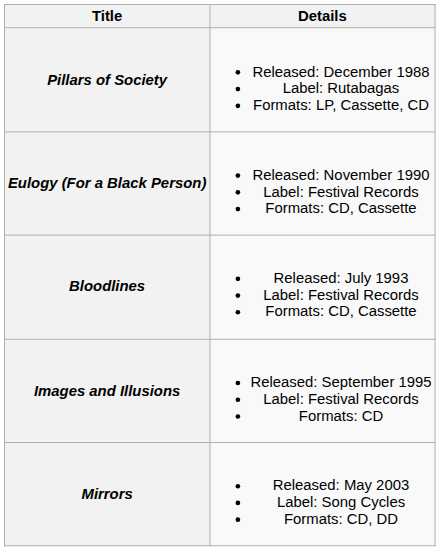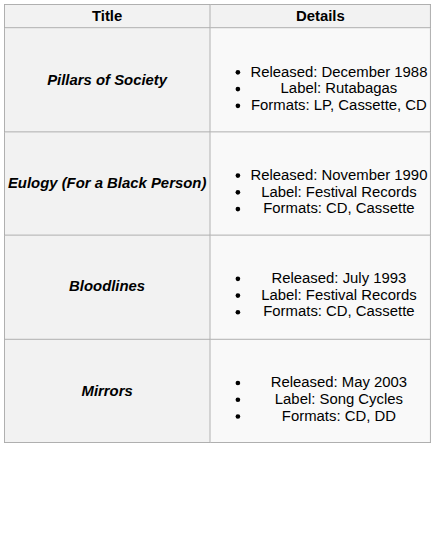- row: (107, 390)
